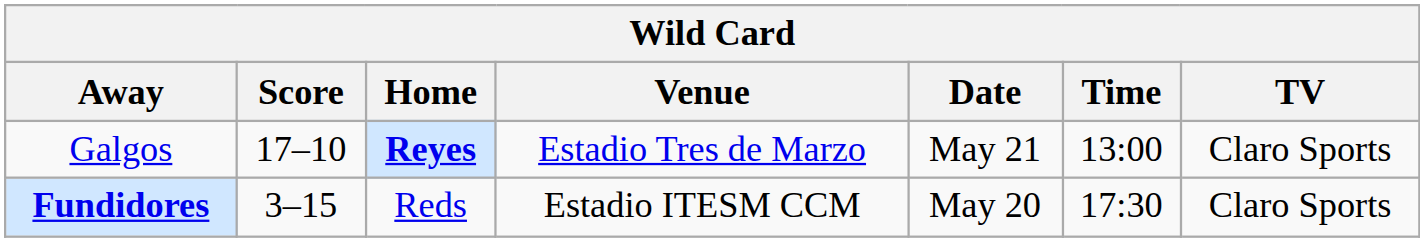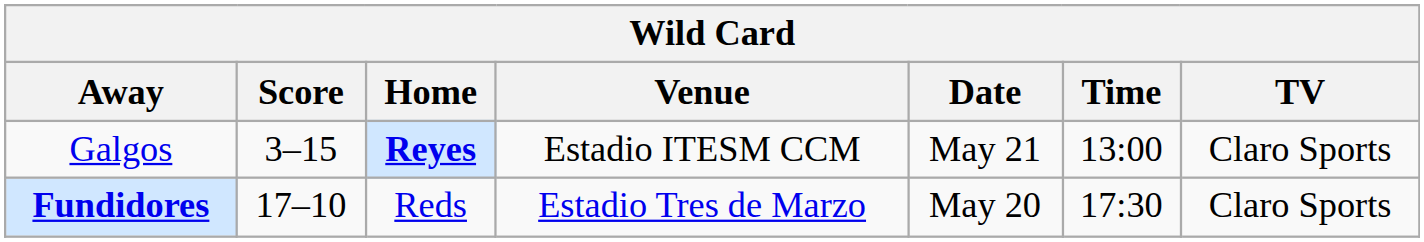(301, 148) 17–10 -> (301, 148) 3–15
(702, 148) Estadio Tres de Marzo -> (702, 148) Estadio ITESM CCM
(301, 206) 3–15 -> (301, 206) 17–10
(702, 206) Estadio ITESM CCM -> (702, 206) Estadio Tres de Marzo
